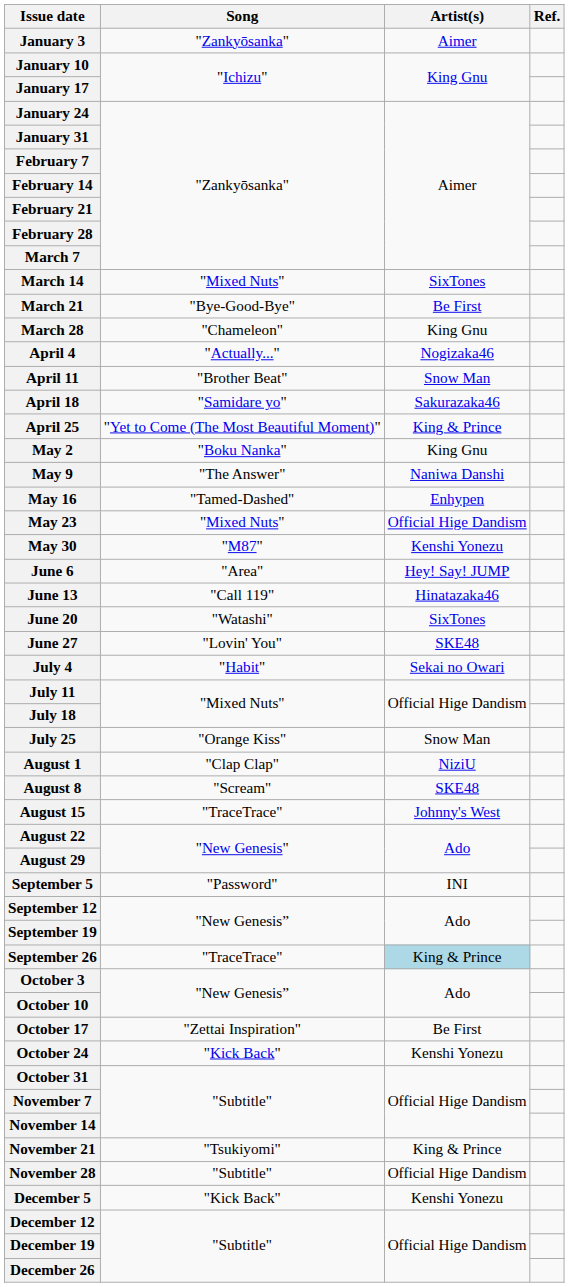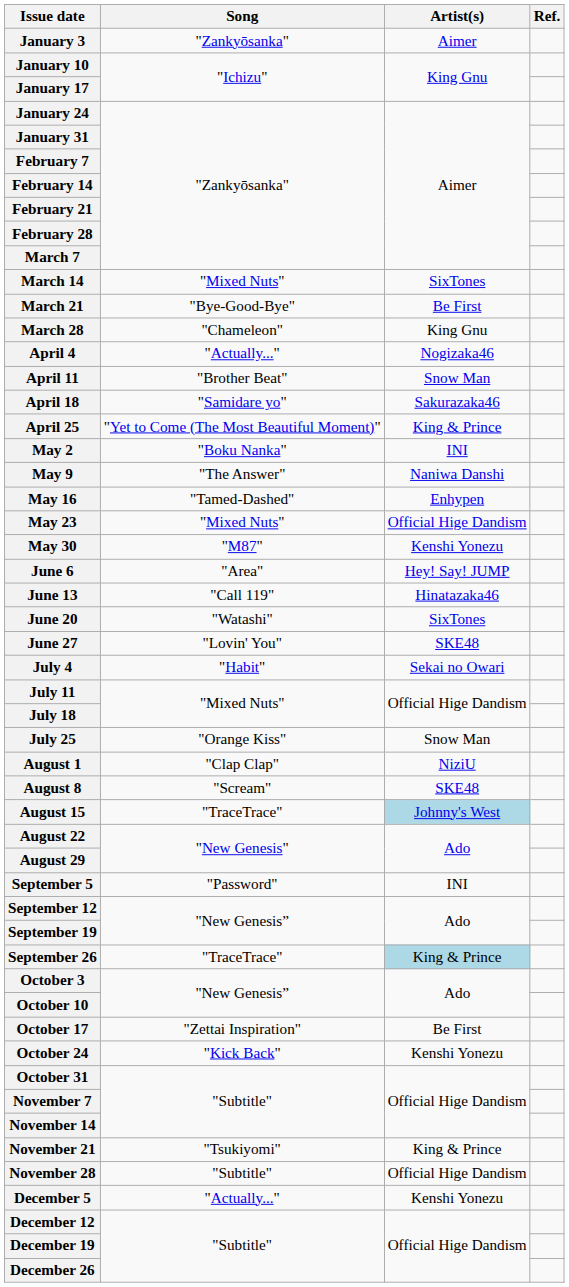(457, 450) King Gnu -> (457, 450) INI
(457, 812) no background -> (457, 812) lightblue background
(242, 1197) "Kick Back" -> (242, 1197) "Actually..."
